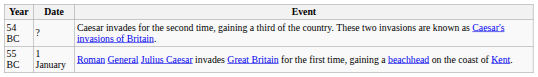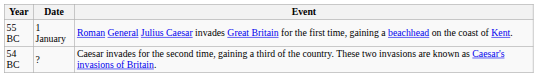rows swapped: (13, 59) <-> (13, 33)
